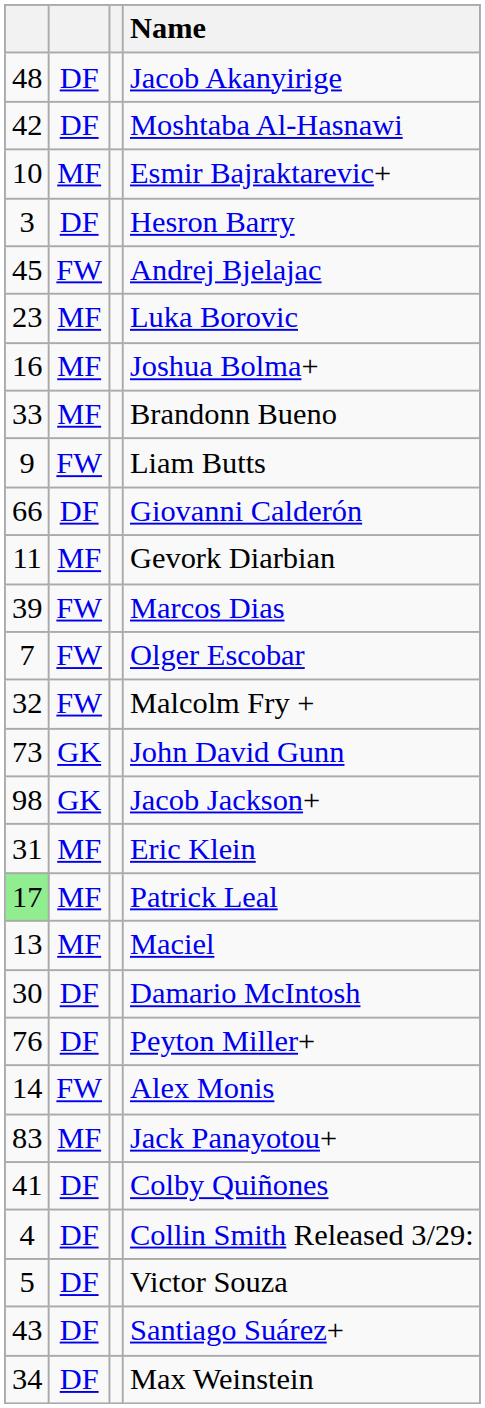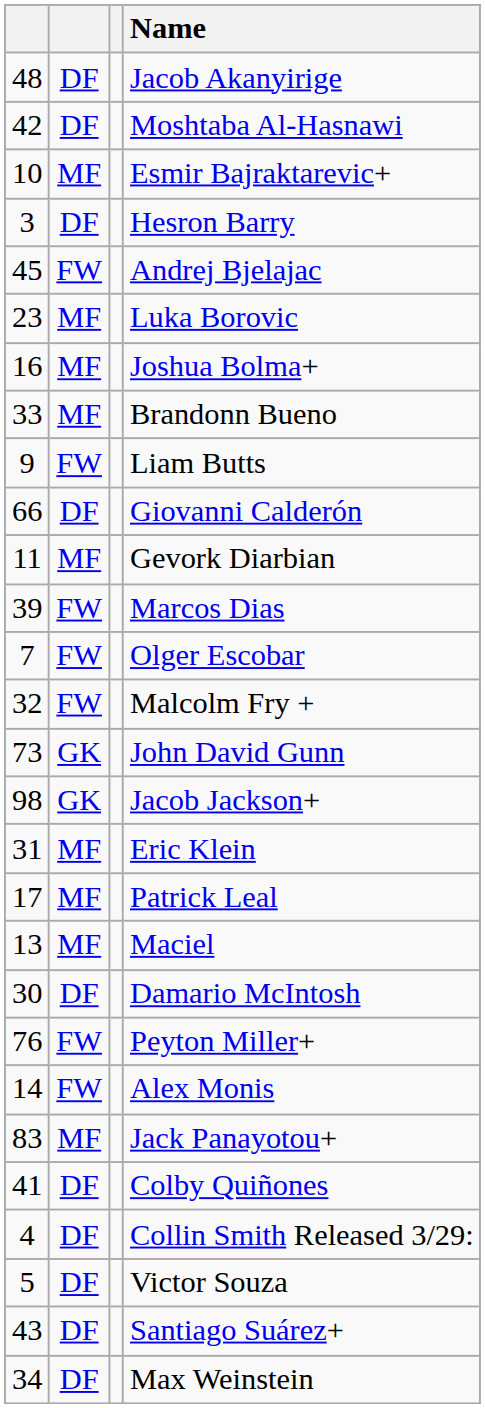(27, 896) lightgreen background -> (27, 896) no background
(79, 1041) DF -> (79, 1041) FW
